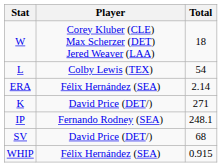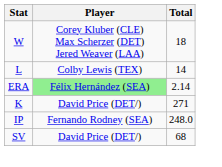(201, 70) 54 -> (181, 70) 14
(111, 86) no background -> (100, 86) lightgreen background
(201, 120) 248.1 -> (181, 120) 248.0
- row: (20, 153)
